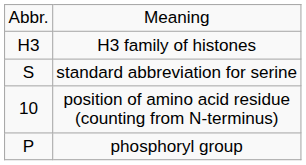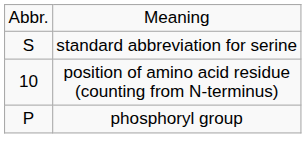- row: (177, 45)
